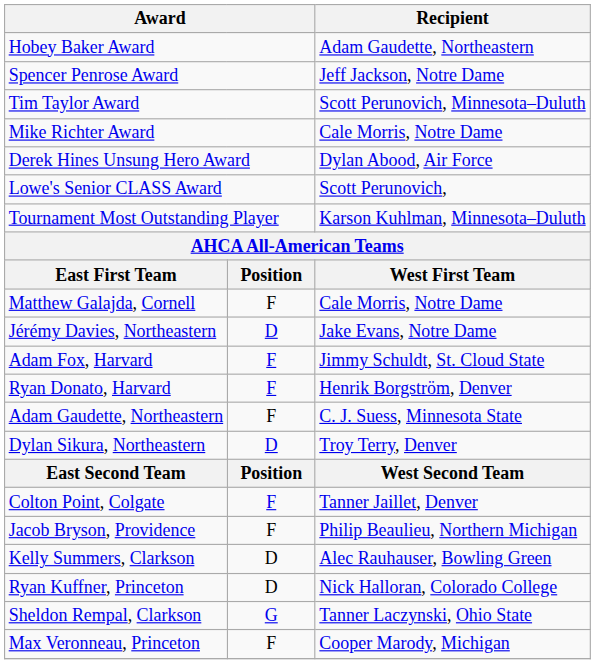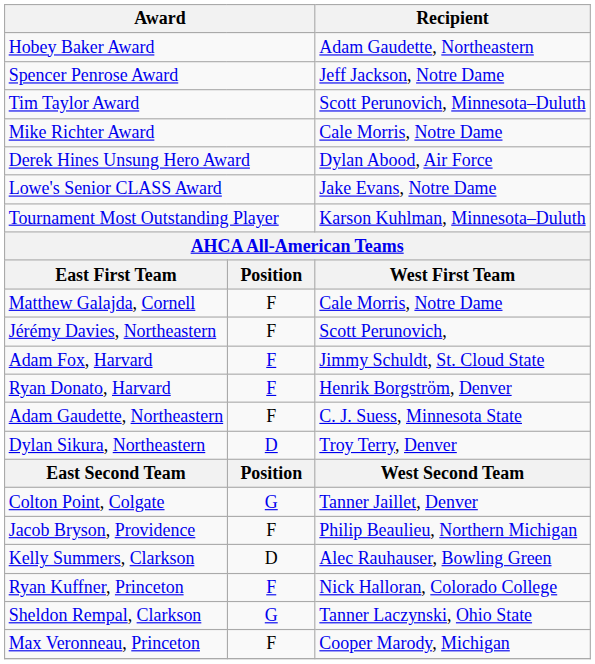(383, 189) Scott Perunovich, -> (408, 189) Jake Evans, Notre Dame
(271, 331) D -> (271, 331) F
(408, 331) Jake Evans, Notre Dame -> (383, 331) Scott Perunovich,
(271, 501) F -> (271, 501) G
(271, 587) D -> (271, 587) F
